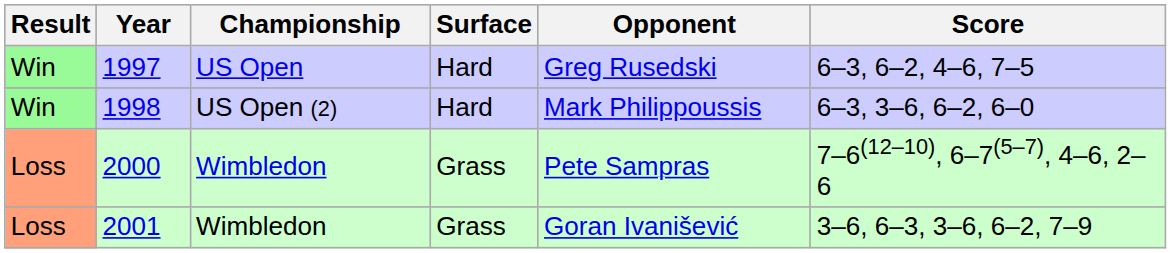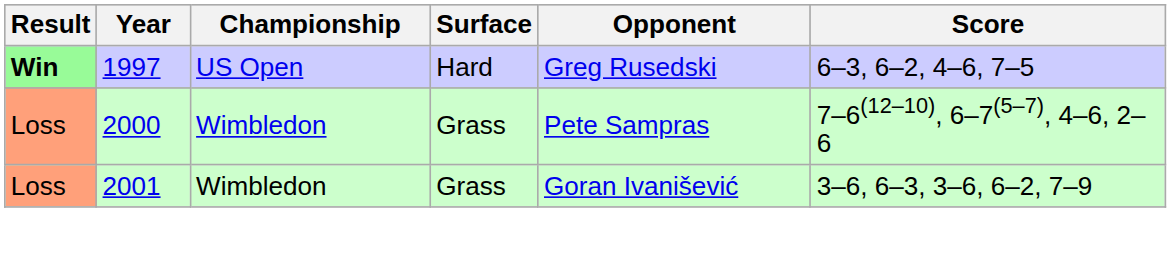(33, 66) normal -> (35, 66) bold
- row: (132, 107)
